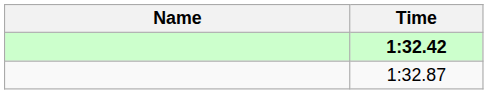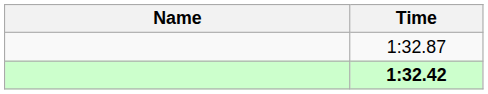rows swapped: (416, 46) <-> (416, 74)
